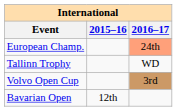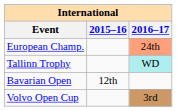(150, 64) no background -> (150, 64) paleturquoise background
rows swapped: (39, 98) <-> (43, 81)
